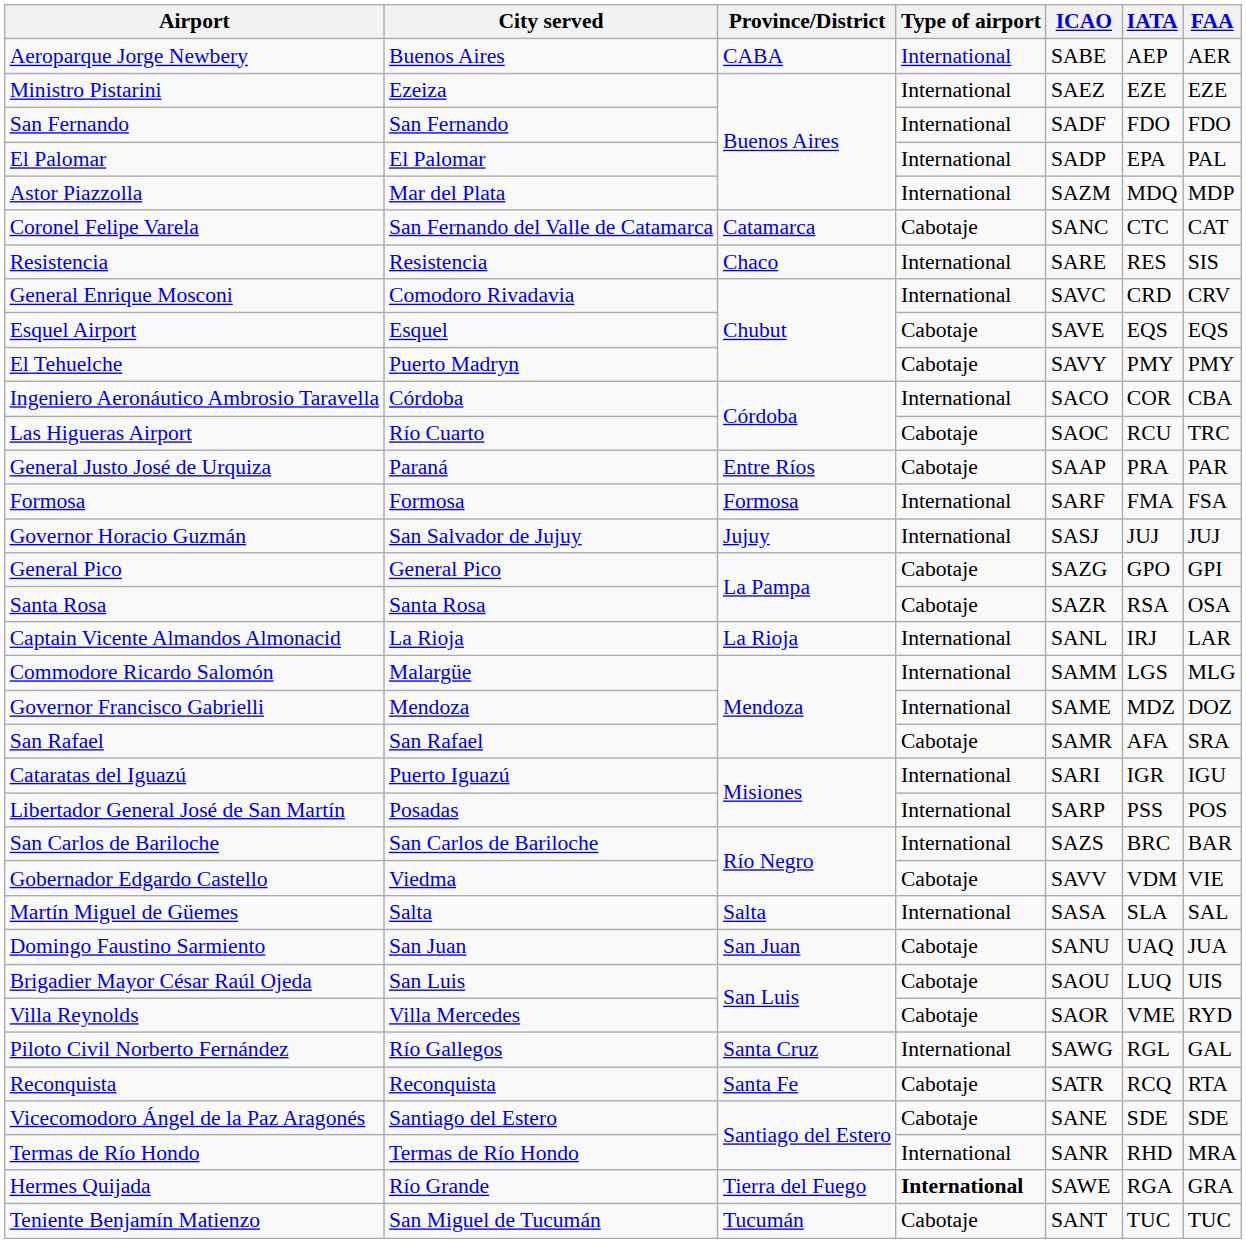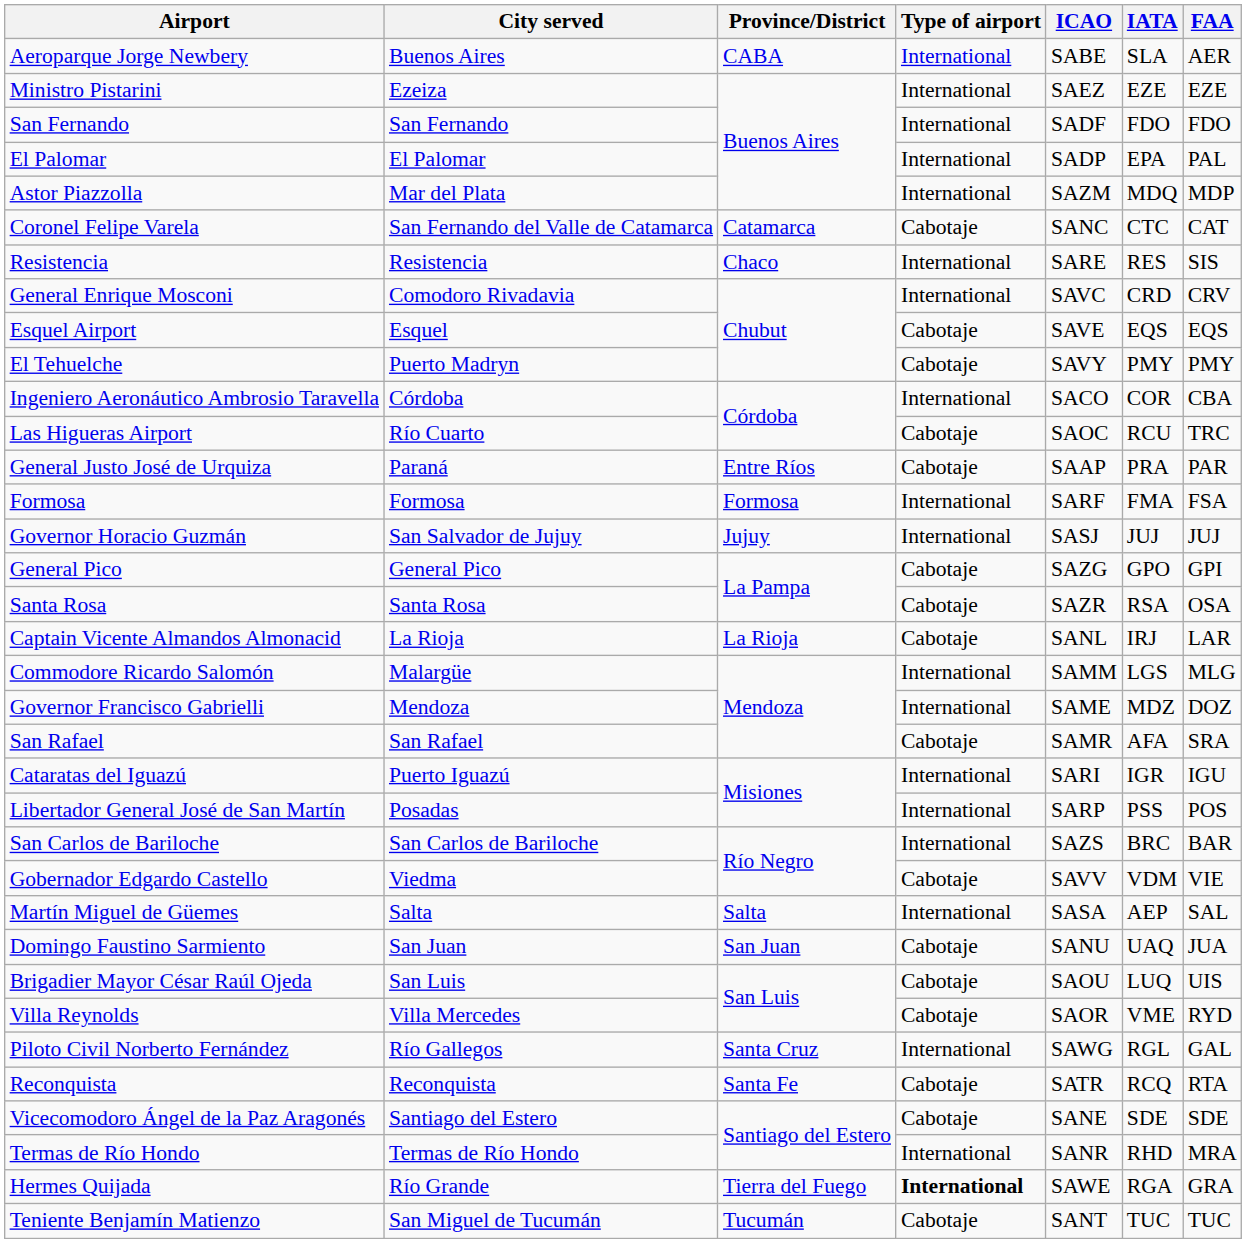(1147, 55) AEP -> (1147, 55) SLA
(956, 638) International -> (939, 638) Cabotaje
(1147, 912) SLA -> (1147, 912) AEP
